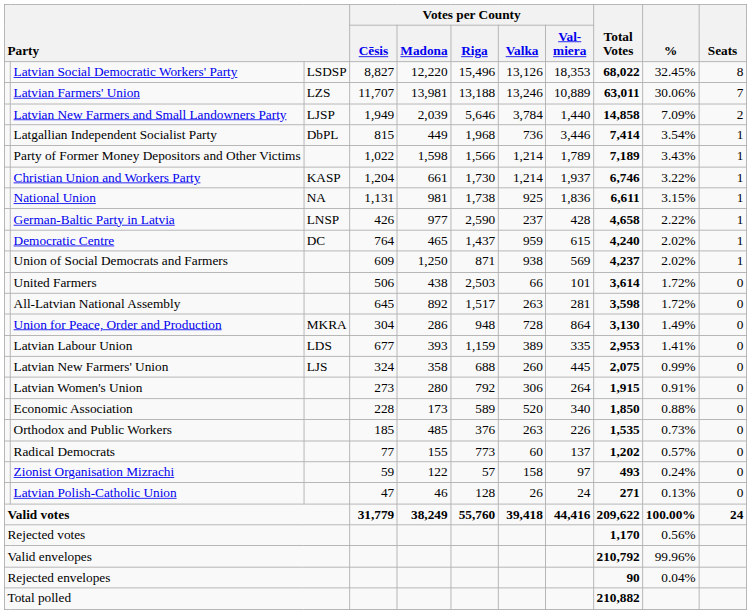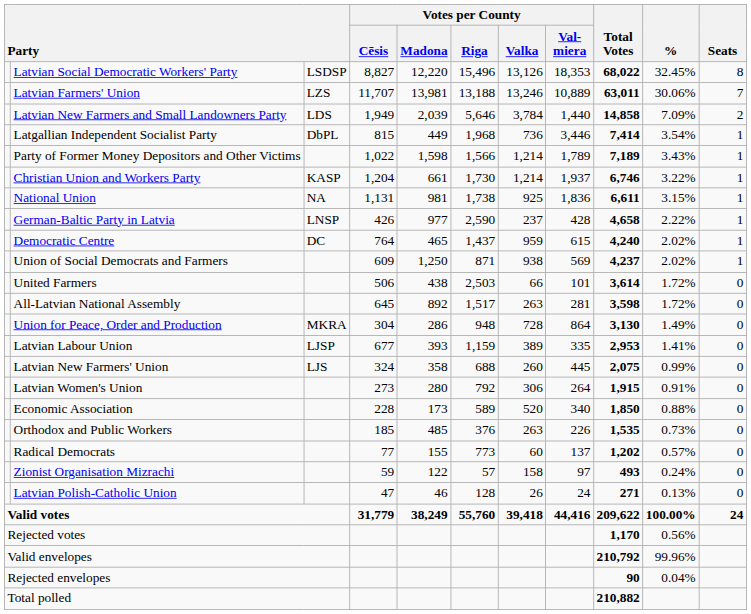(321, 114) LJSP -> (319, 114) LDS
(319, 345) LDS -> (321, 345) LJSP
